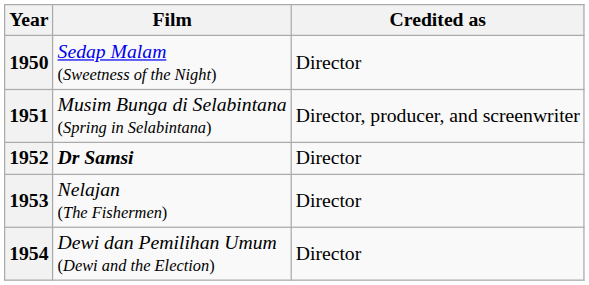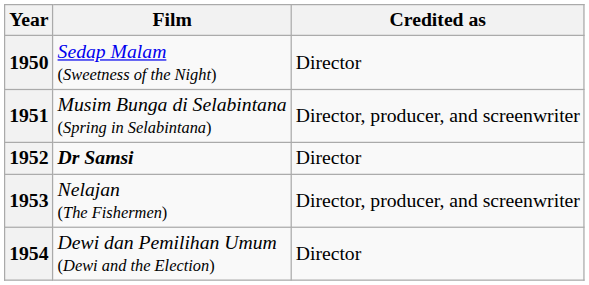(328, 200) Director -> (438, 200) Director, producer, and screenwriter
